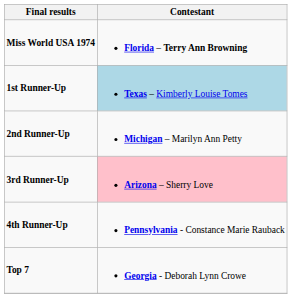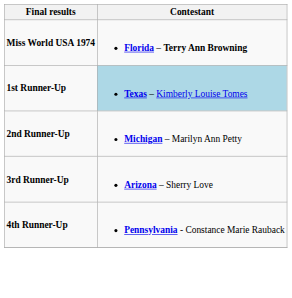(192, 185) pink background -> (192, 185) no background
- row: (18, 270)
